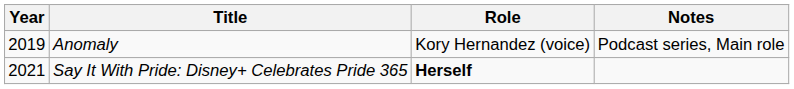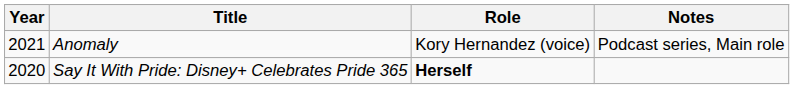(27, 44) 2019 -> (27, 44) 2021
(27, 70) 2021 -> (27, 70) 2020
